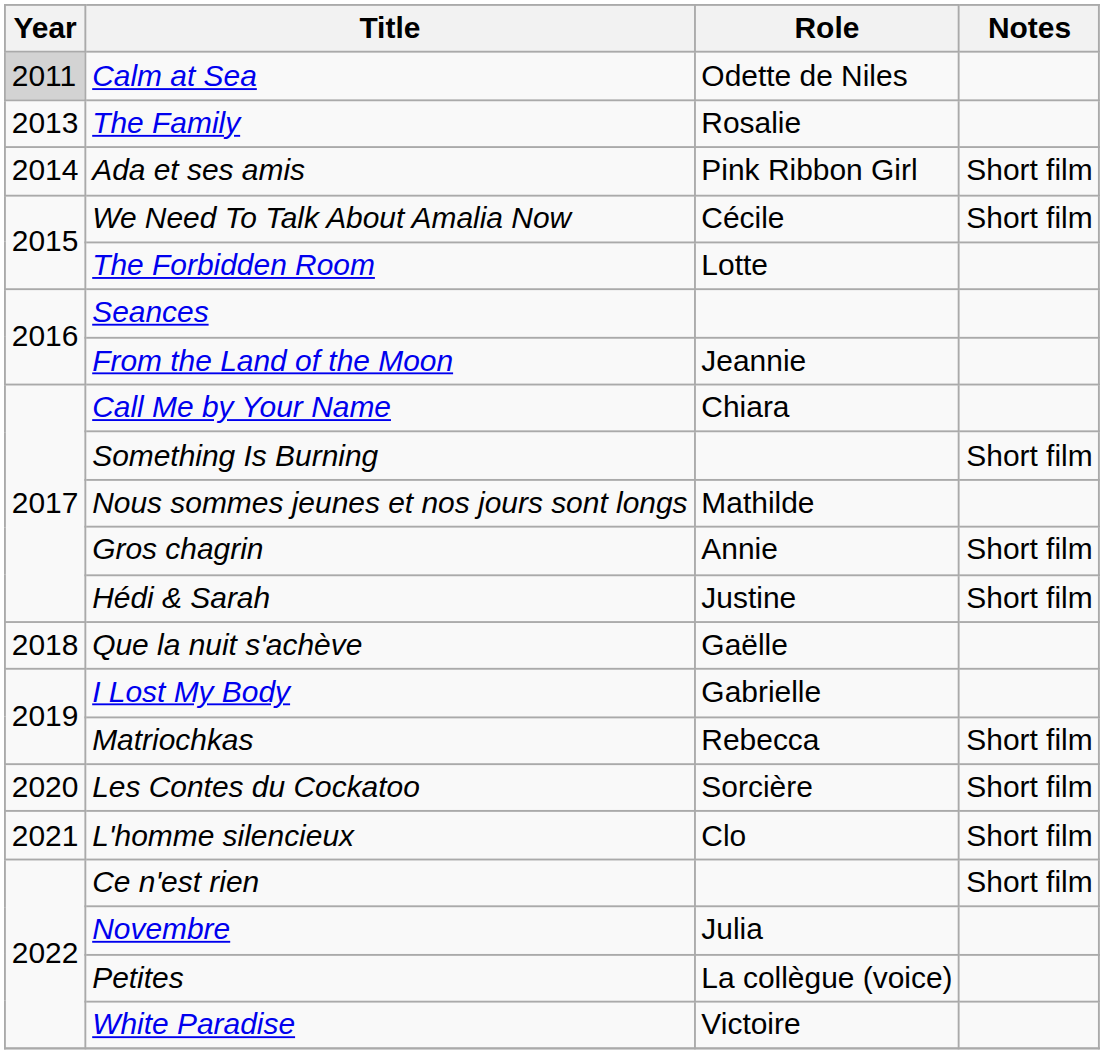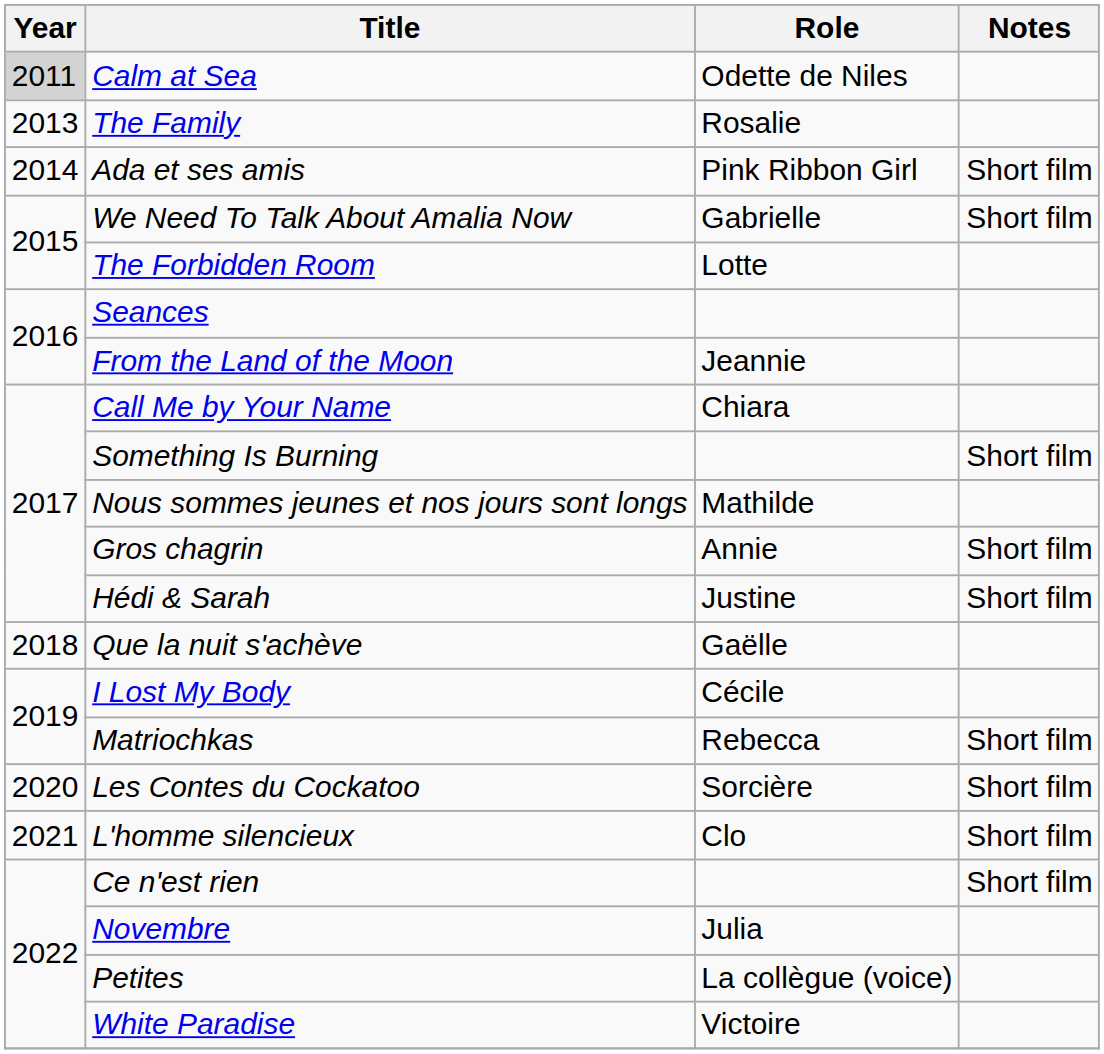(743, 218) Cécile -> (761, 218) Gabrielle
(761, 692) Gabrielle -> (743, 692) Cécile
